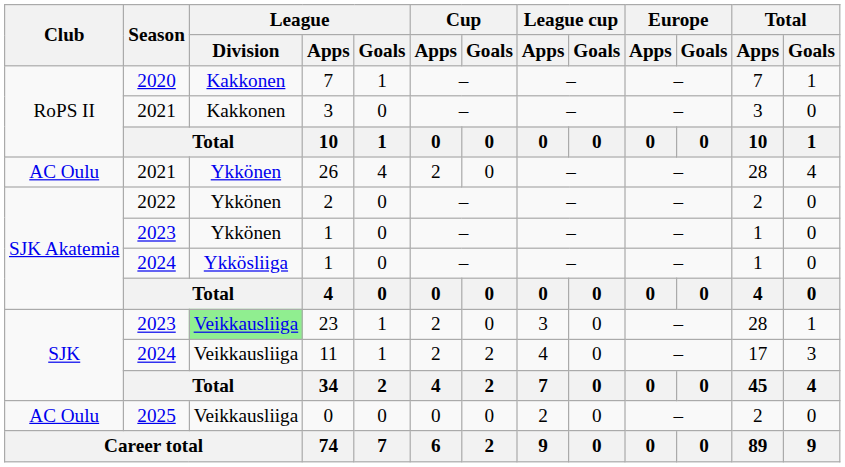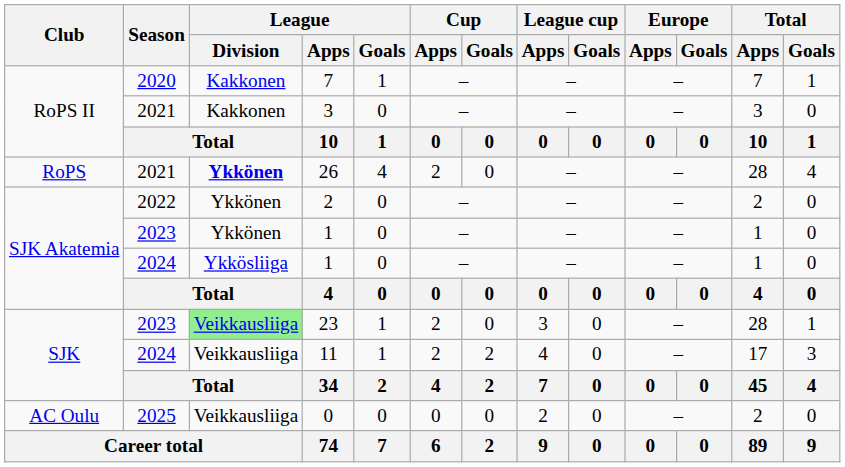(64, 171) AC Oulu -> (64, 171) RoPS
(246, 171) normal -> (246, 171) bold
